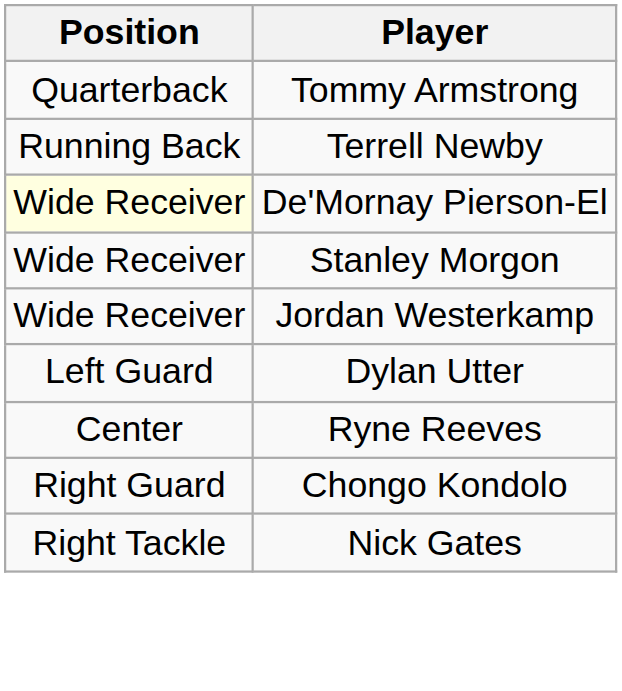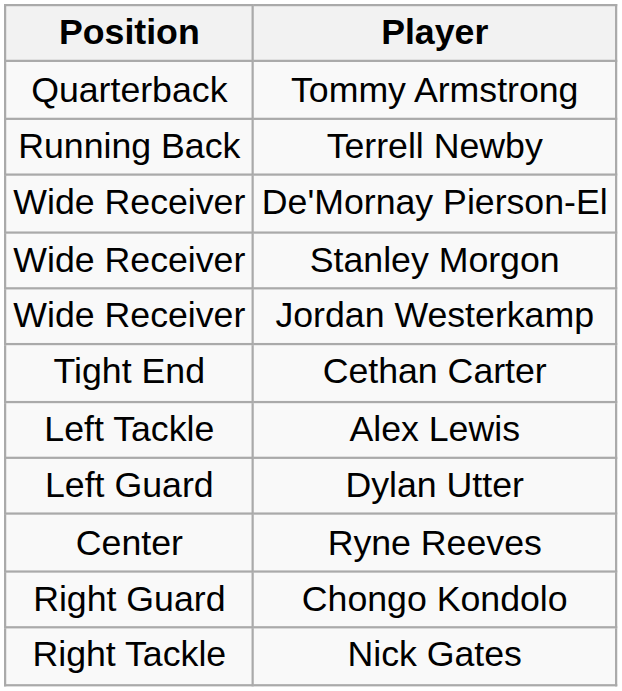(129, 202) lightyellow background -> (129, 202) no background
+ row: (435, 372)
+ row: (435, 428)
